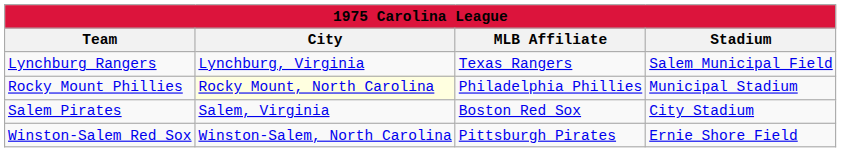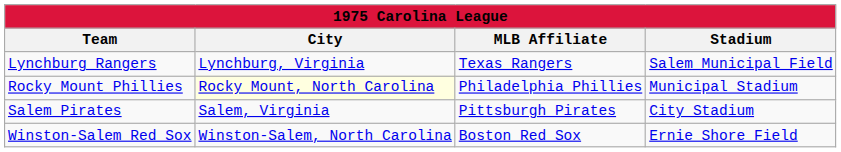(520, 111) Boston Red Sox -> (537, 111) Pittsburgh Pirates
(537, 135) Pittsburgh Pirates -> (520, 135) Boston Red Sox
